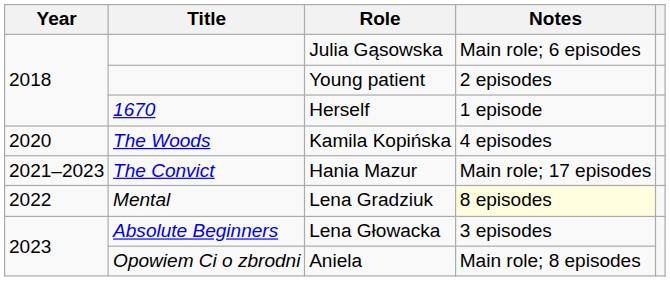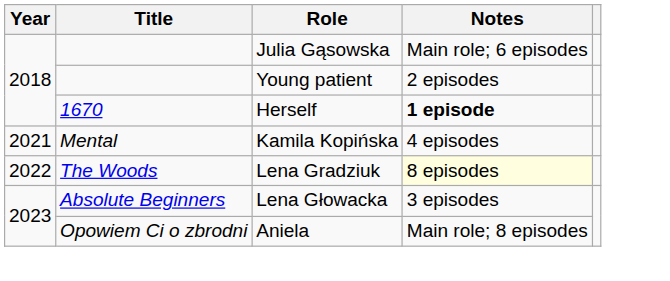(501, 110) normal -> (451, 110) bold
(30, 140) 2020 -> (30, 140) 2021
(162, 140) The Woods -> (89, 140) Mental
- row: (363, 170)
(142, 200) Mental -> (109, 170) The Woods
